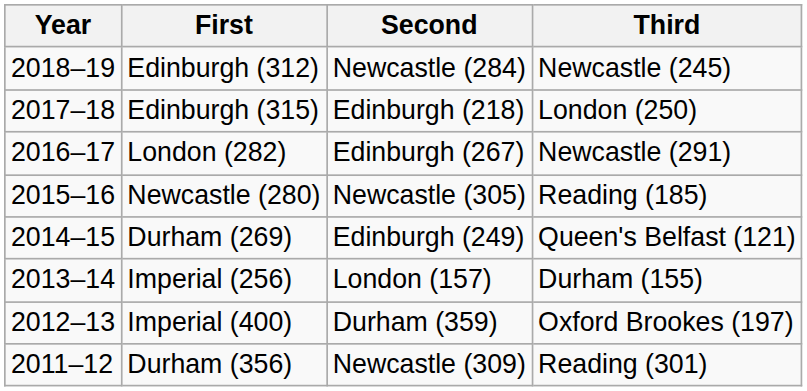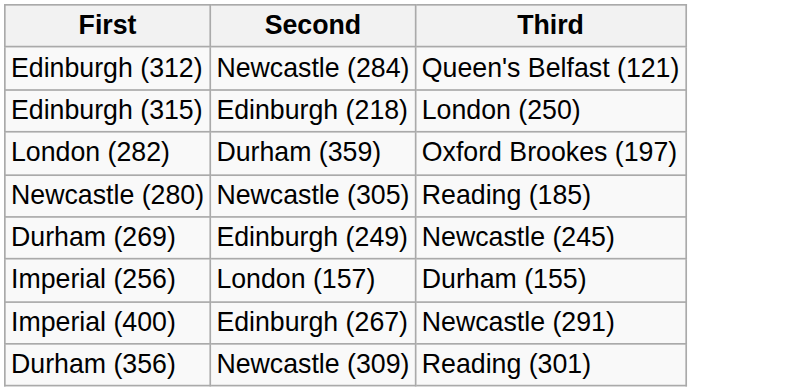- column: (63, 25)
(635, 68) Newcastle (245) -> (551, 68) Queen's Belfast (121)
(429, 152) Edinburgh (267) -> (299, 152) Durham (359)
(635, 152) Newcastle (291) -> (549, 152) Oxford Brookes (197)
(667, 237) Queen's Belfast (121) -> (518, 237) Newcastle (245)
(415, 322) Durham (359) -> (312, 322) Edinburgh (267)
(666, 322) Oxford Brookes (197) -> (518, 322) Newcastle (291)
